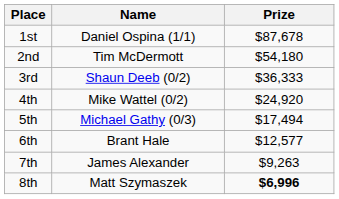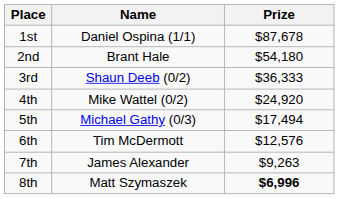(138, 57) Tim McDermott -> (138, 57) Brant Hale
(138, 141) Brant Hale -> (138, 141) Tim McDermott
(279, 141) $12,577 -> (279, 141) $12,576
